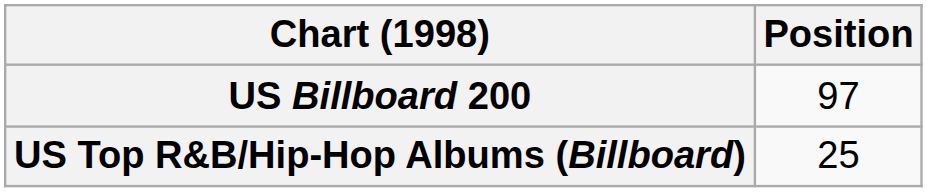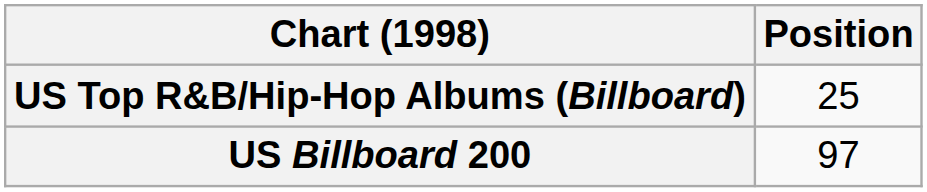rows swapped: (380, 95) <-> (380, 155)
